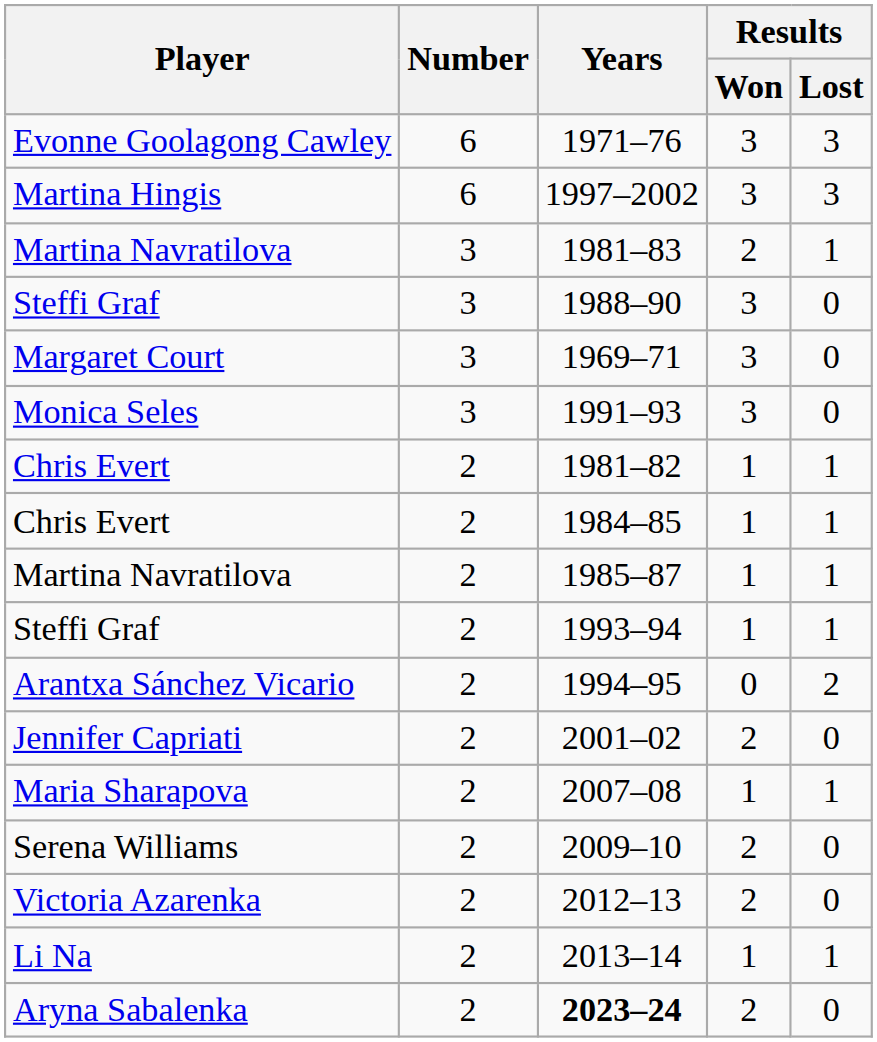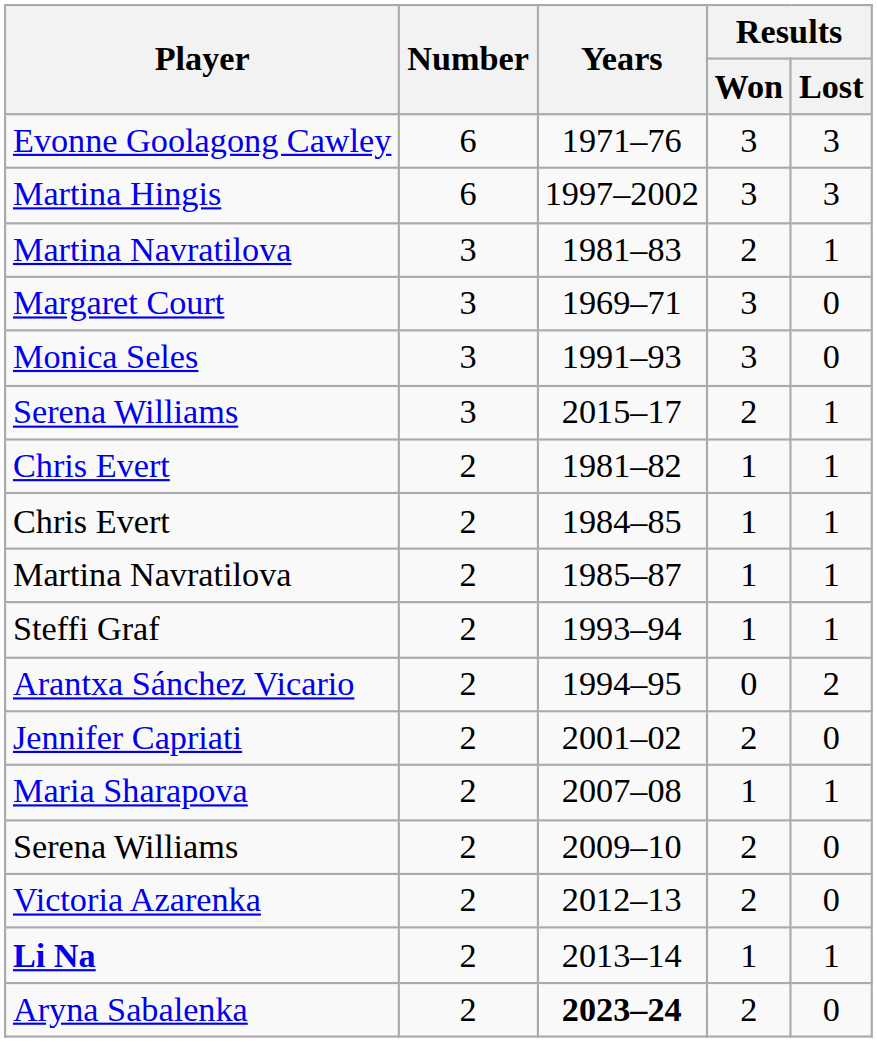- row: (622, 303)
+ row: (622, 411)
(52, 954) normal -> (54, 954) bold
